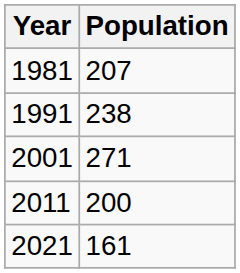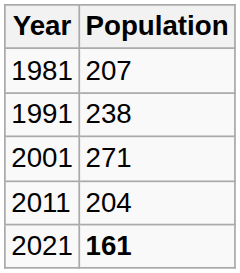(109, 202) 200 -> (109, 202) 204
(109, 245) normal -> (109, 245) bold
